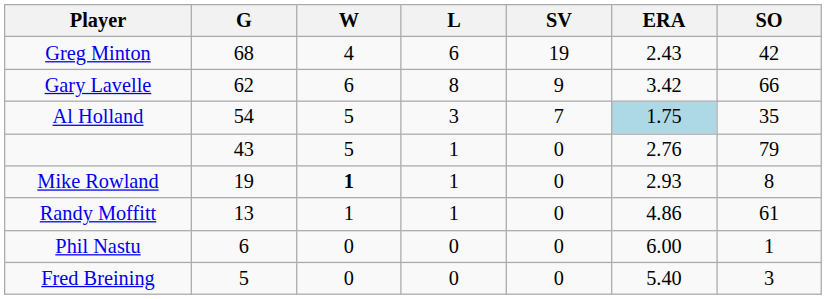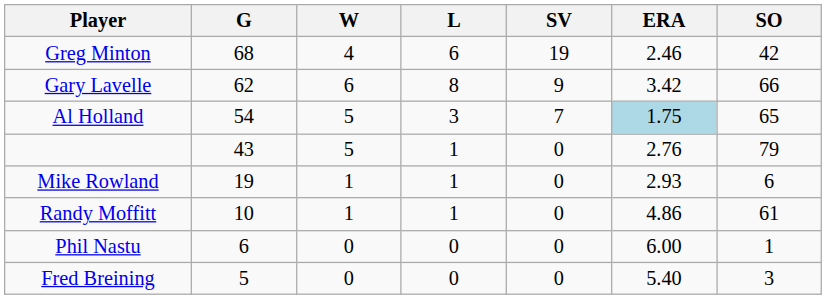(664, 52) 2.43 -> (664, 52) 2.46
(769, 117) 35 -> (769, 117) 65
(349, 181) bold -> (349, 181) normal
(769, 181) 8 -> (769, 181) 6
(244, 213) 13 -> (244, 213) 10
